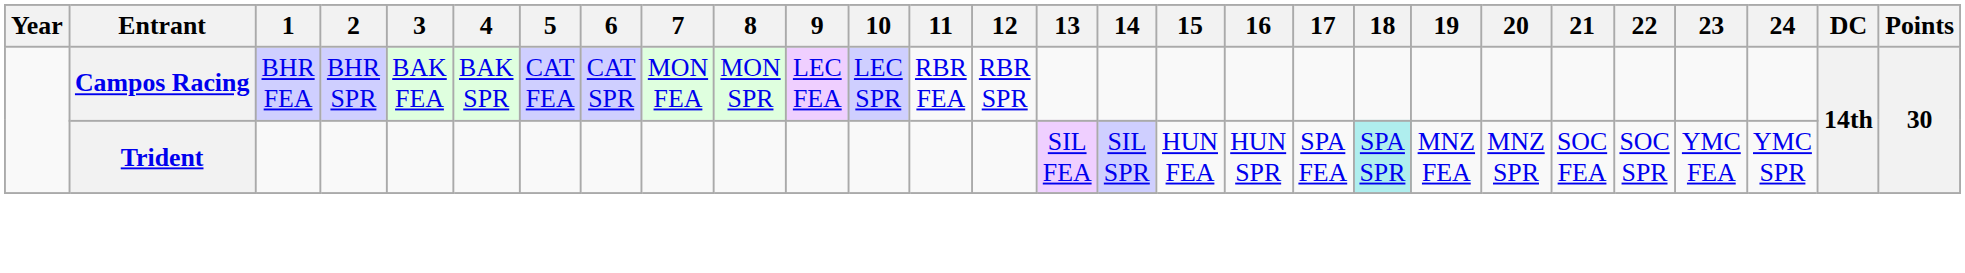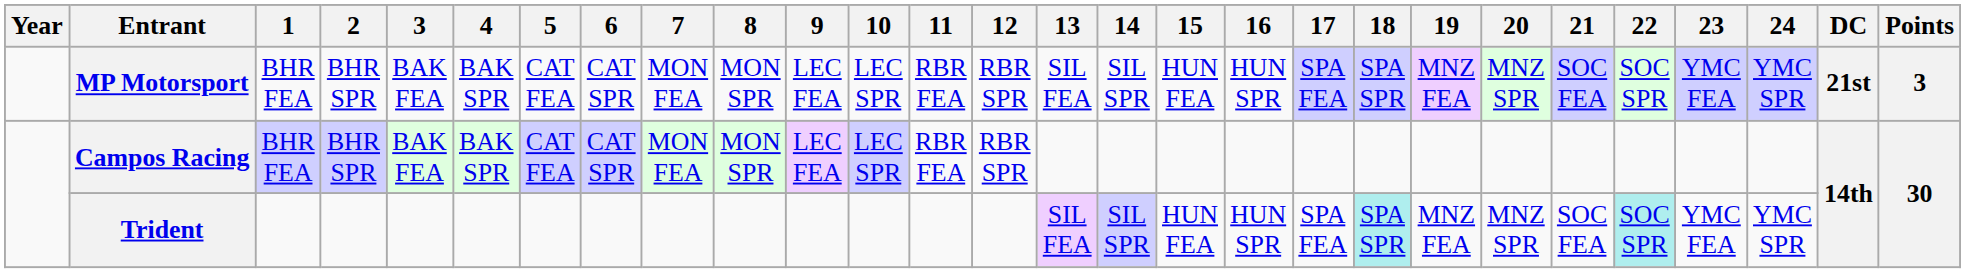+ row: (162, 83)
(1645, 156) no background -> (1645, 229) paleturquoise background
